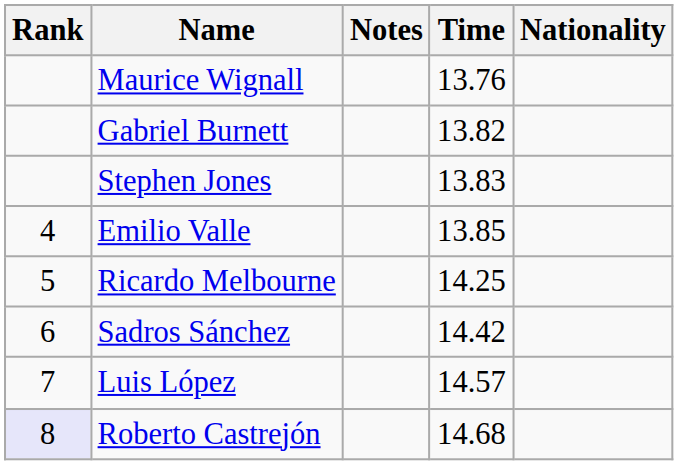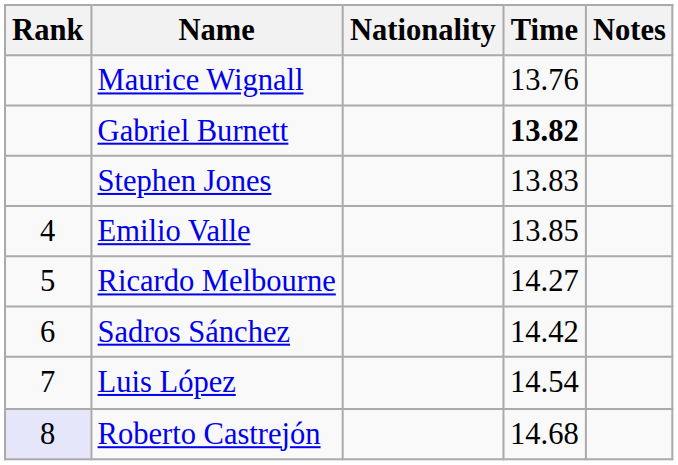columns swapped: (593, 29) <-> (386, 29)
(471, 130) normal -> (544, 130) bold
(471, 281) 14.25 -> (544, 281) 14.27
(471, 382) 14.57 -> (544, 382) 14.54
